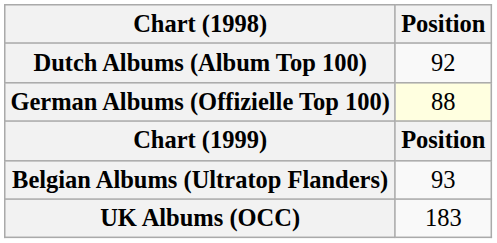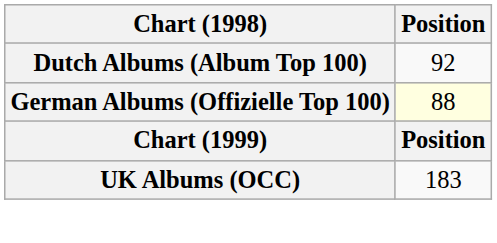- row: (200, 179)
